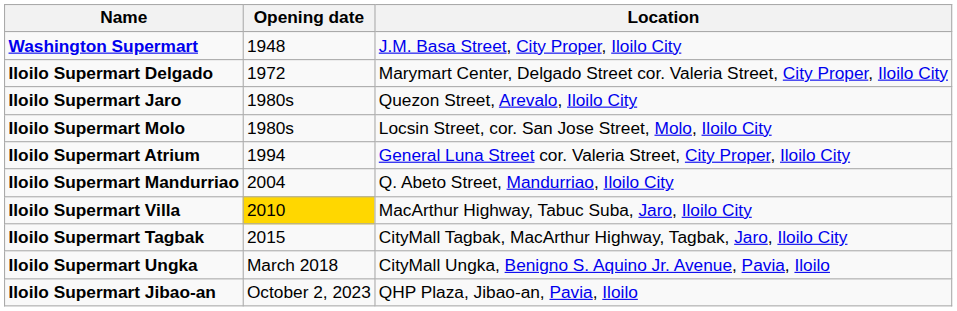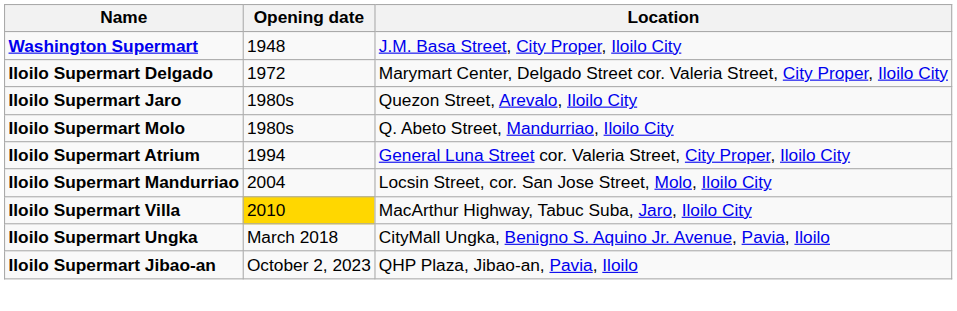(575, 127) Locsin Street, cor. San Jose Street, Molo, Iloilo City -> (526, 127) Q. Abeto Street, Mandurriao, Iloilo City
(526, 182) Q. Abeto Street, Mandurriao, Iloilo City -> (575, 182) Locsin Street, cor. San Jose Street, Molo, Iloilo City
- row: (106, 237)
